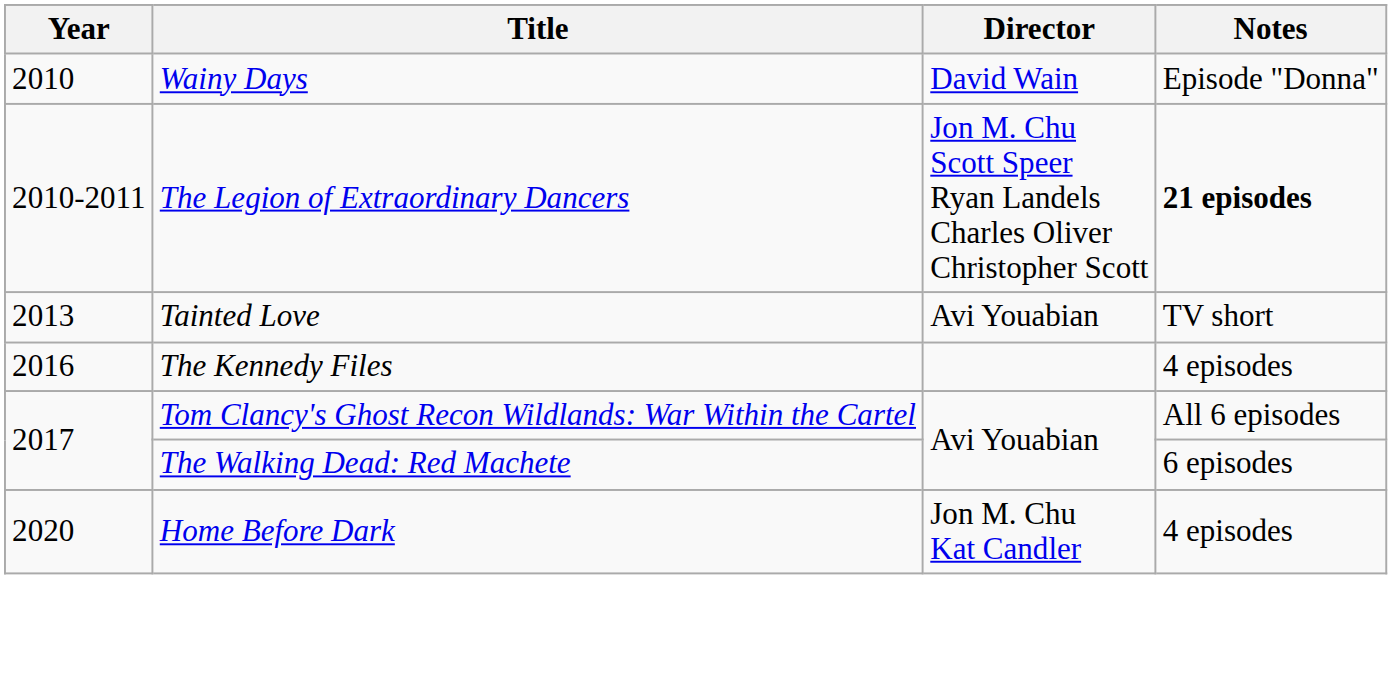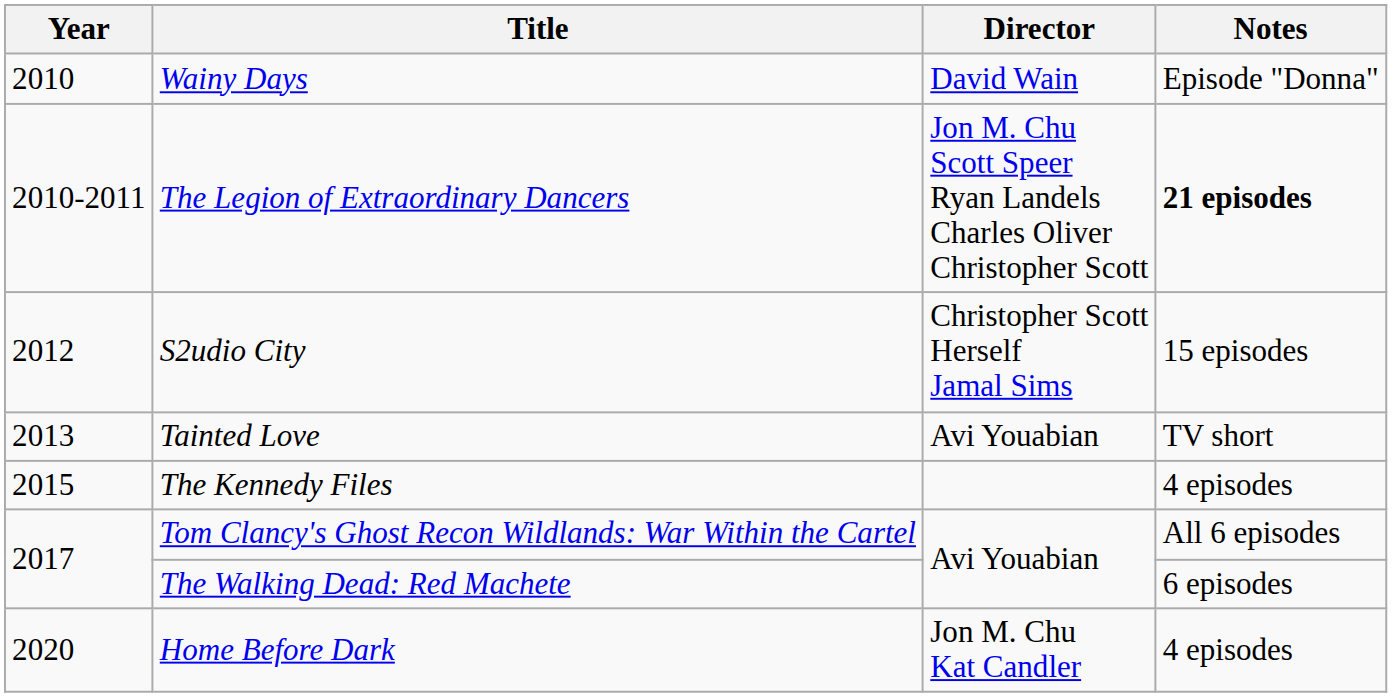+ row: (233, 351)
(43, 365) 2016 -> (43, 484) 2015
